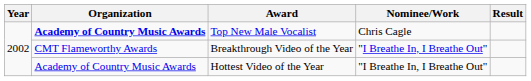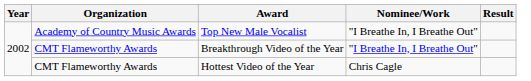(120, 31) bold -> (115, 31) normal
(385, 31) Chris Cagle -> (413, 31) "I Breathe In, I Breathe Out"
(115, 66) Academy of Country Music Awards -> (96, 66) CMT Flameworthy Awards
(423, 66) "I Breathe In, I Breathe Out" -> (375, 66) Chris Cagle
